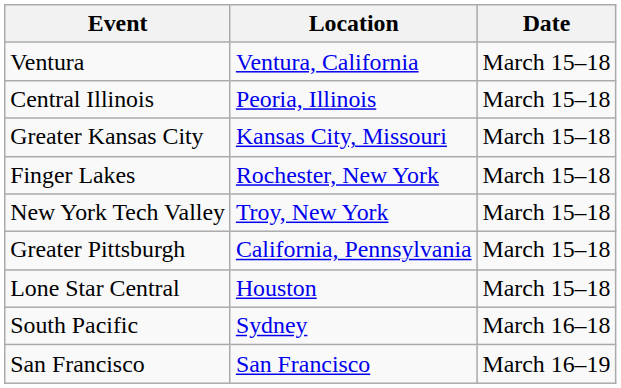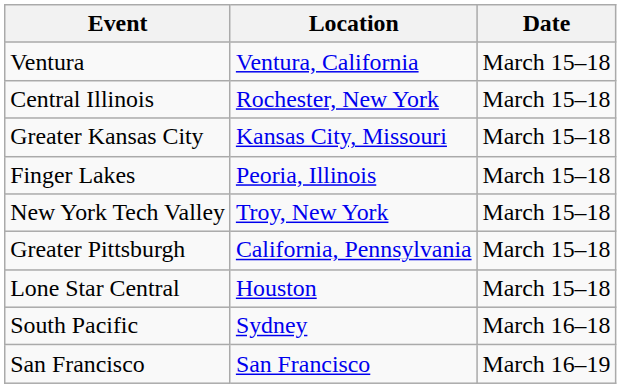(306, 99) Peoria, Illinois -> (337, 99) Rochester, New York
(337, 174) Rochester, New York -> (306, 174) Peoria, Illinois
